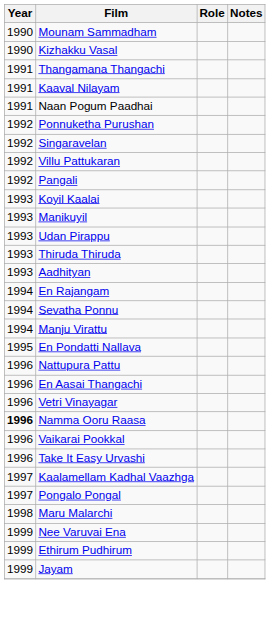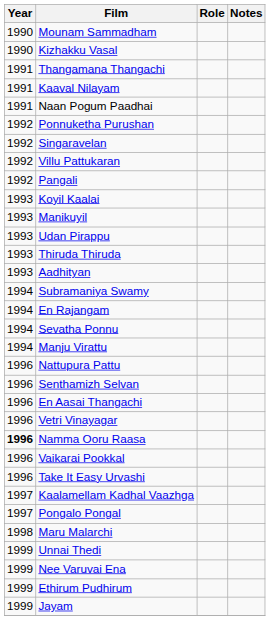+ row: (94, 291)
- row: (90, 347)
+ row: (89, 384)
+ row: (70, 550)
